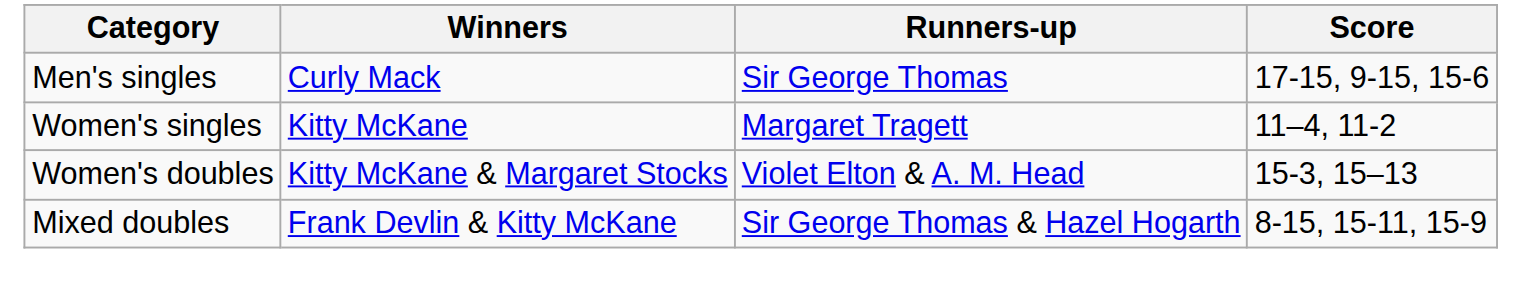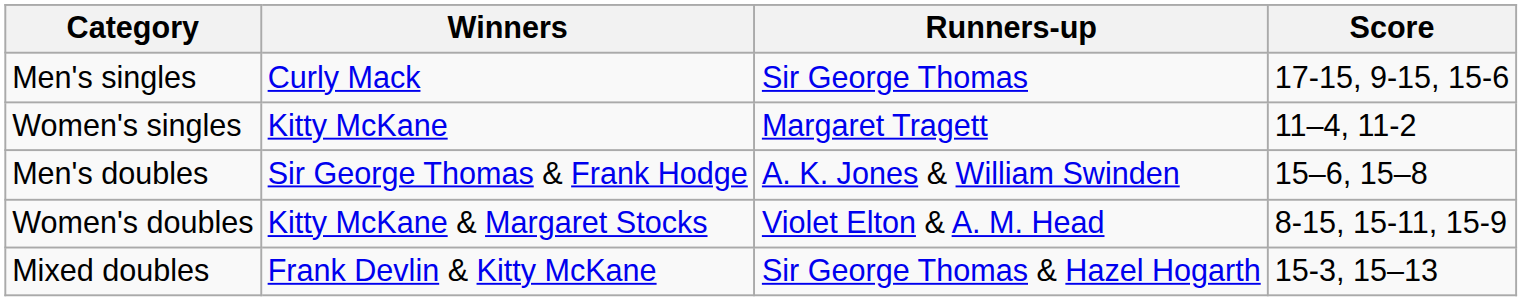+ row: (110, 174)
(1336, 174) 15-3, 15–13 -> (1391, 222) 8-15, 15-11, 15-9
(1371, 222) 8-15, 15-11, 15-9 -> (1356, 271) 15-3, 15–13
